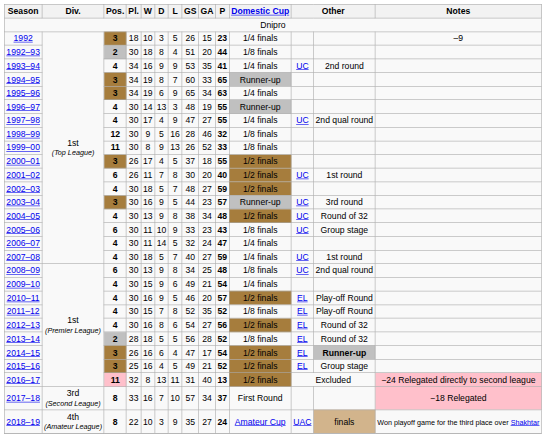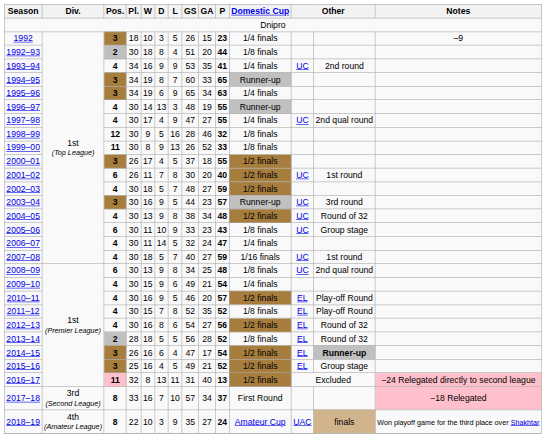(260, 257) 1/4 finals -> (260, 257) 1/16 finals
